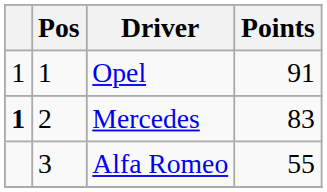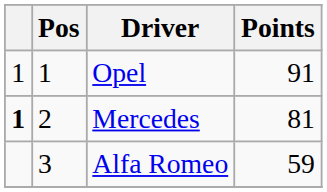(301, 118) 83 -> (301, 118) 81
(301, 164) 55 -> (301, 164) 59
